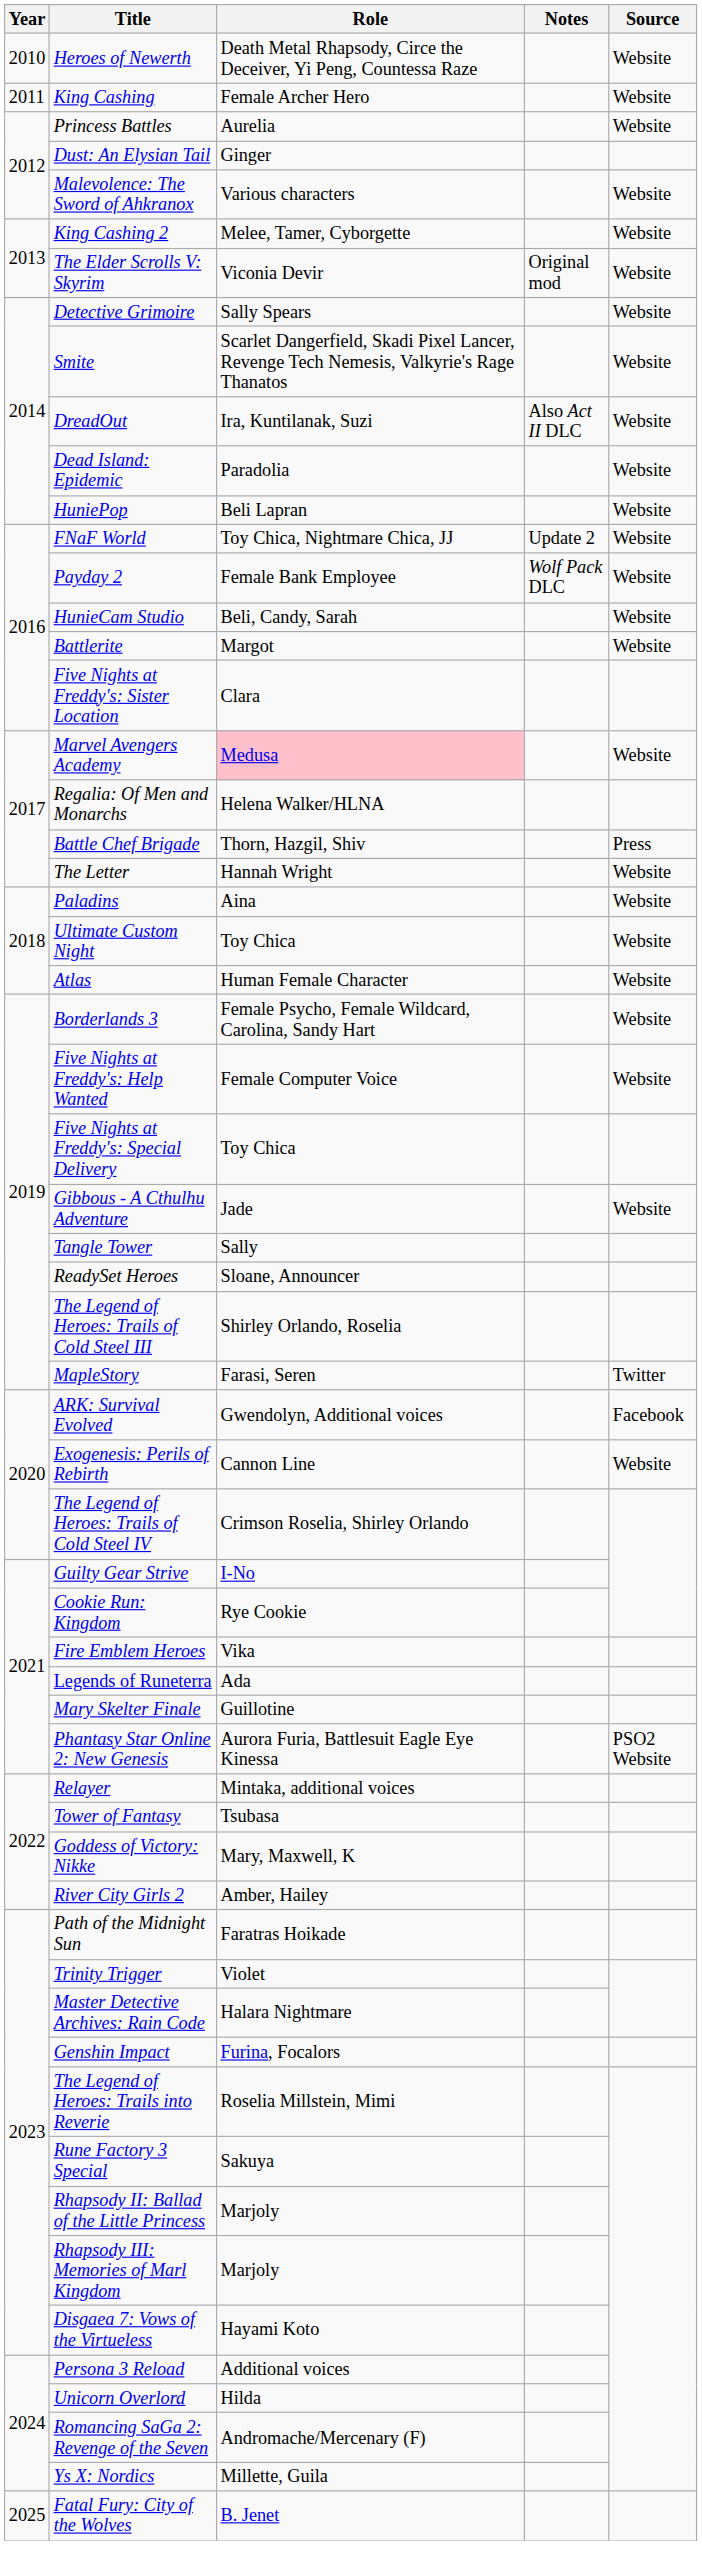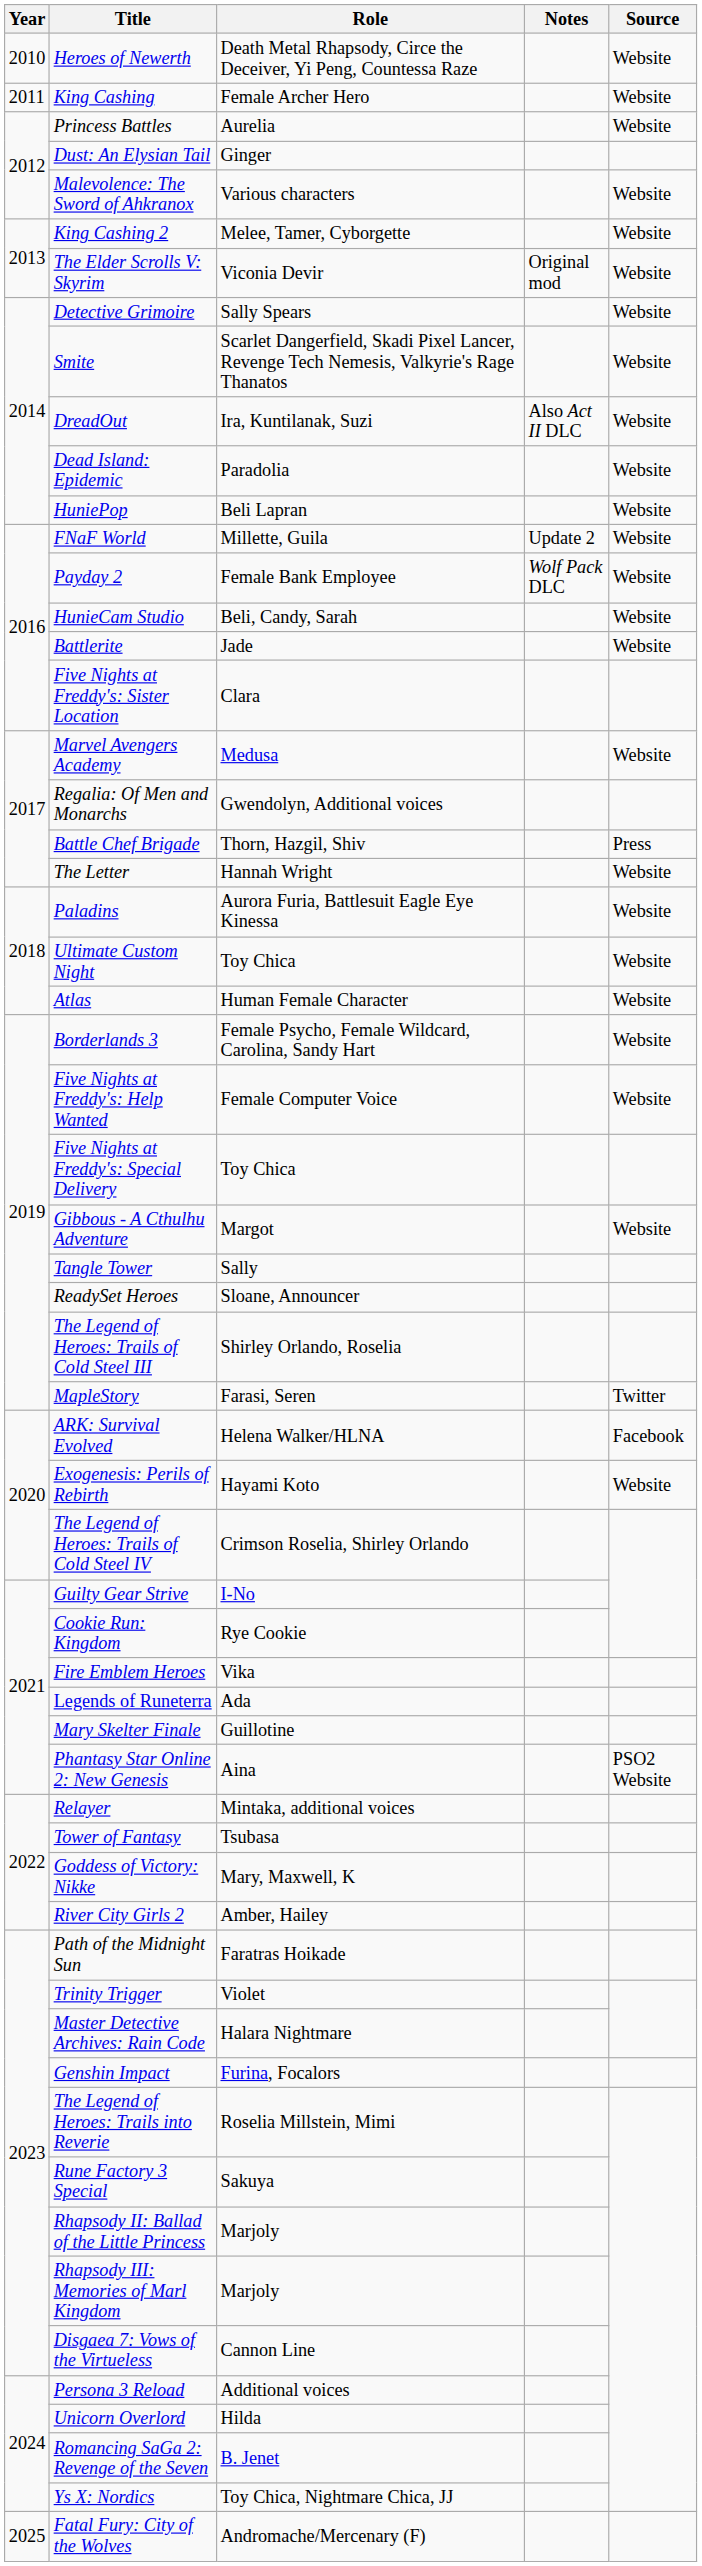(337, 538) Toy Chica, Nightmare Chica, JJ -> (274, 538) Millette, Guila
(247, 645) Margot -> (237, 645) Jade
(249, 755) pink background -> (249, 755) no background
(302, 804) Helena Walker/HLNA -> (332, 804) Gwendolyn, Additional voices
(238, 901) Aina -> (347, 911) Aurora Furia, Battlesuit Eagle Eye Kinessa
(237, 1208) Jade -> (247, 1229) Margot
(332, 1414) Gwendolyn, Additional voices -> (302, 1435) Helena Walker/HLNA
(268, 1464) Cannon Line -> (270, 1484) Hayami Koto
(347, 1748) Aurora Furia, Battlesuit Eagle Eye Kinessa -> (238, 1769) Aina
(270, 2330) Hayami Koto -> (268, 2350) Cannon Line
(323, 2437) Andromache/Mercenary (F) -> (250, 2457) B. Jenet
(274, 2476) Millette, Guila -> (337, 2497) Toy Chica, Nightmare Chica, JJ
(250, 2515) B. Jenet -> (323, 2536) Andromache/Mercenary (F)
